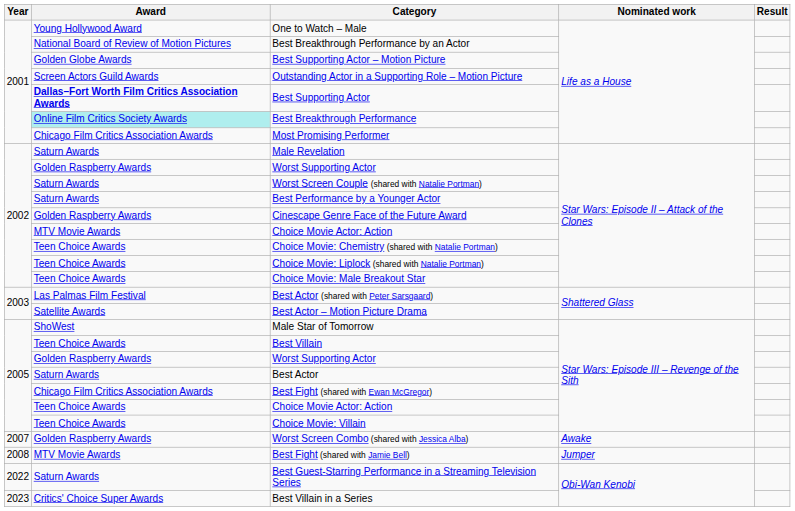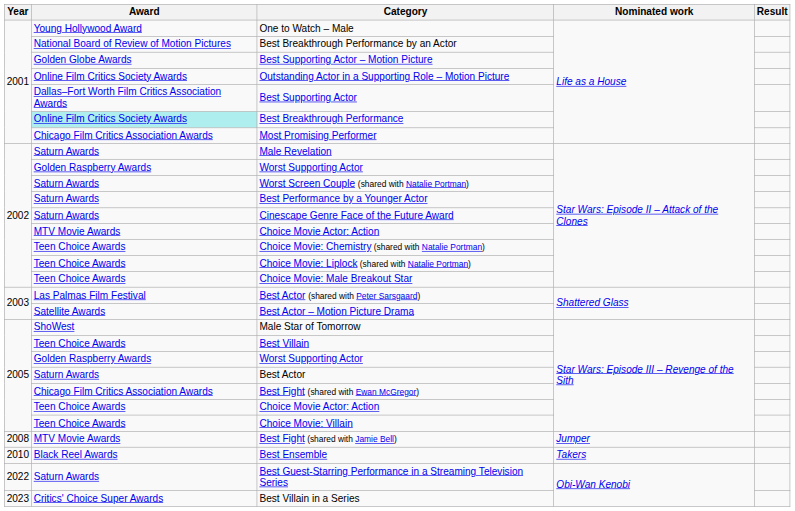(96, 76) Screen Actors Guild Awards -> (110, 76) Online Film Critics Society Awards
(136, 98) bold -> (127, 98) normal
(92, 215) Golden Raspberry Awards -> (66, 215) Saturn Awards
- row: (18, 439)
+ row: (18, 455)
